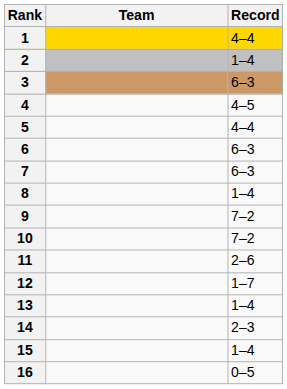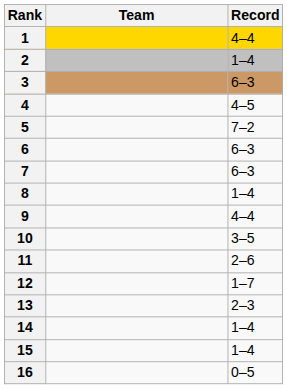(243, 127) 4–4 -> (243, 127) 7–2
(243, 216) 7–2 -> (243, 216) 4–4
(243, 238) 7–2 -> (243, 238) 3–5
(243, 305) 1–4 -> (243, 305) 2–3
(243, 328) 2–3 -> (243, 328) 1–4
